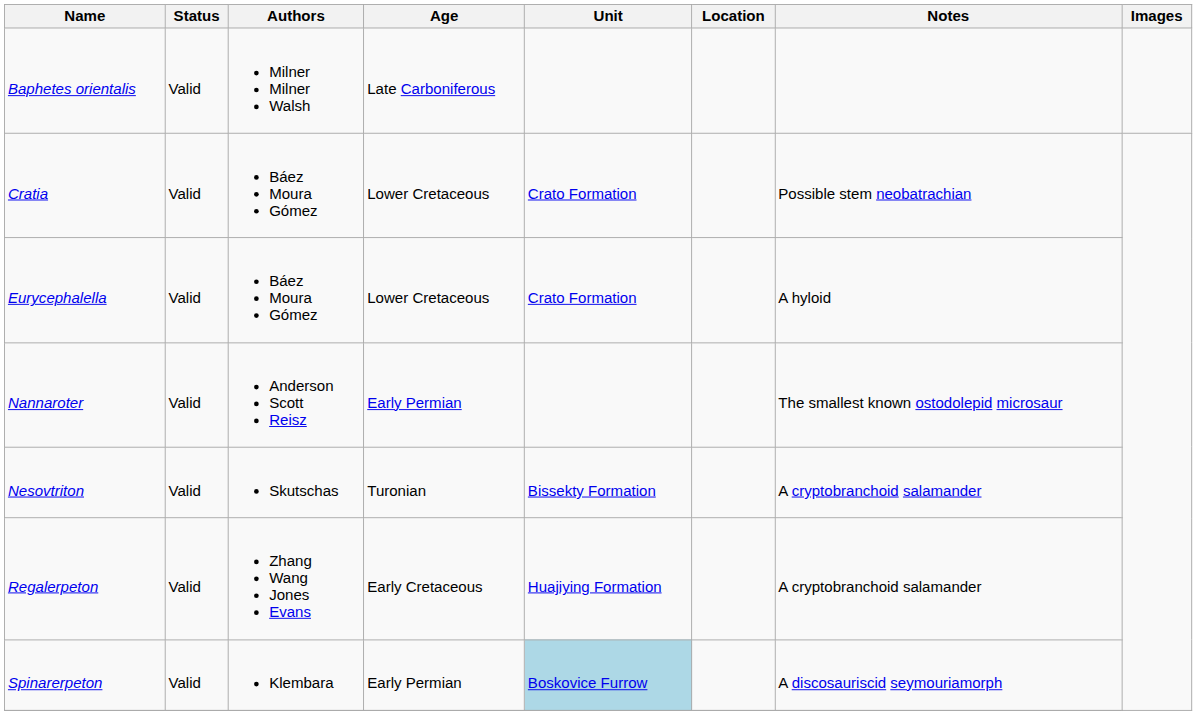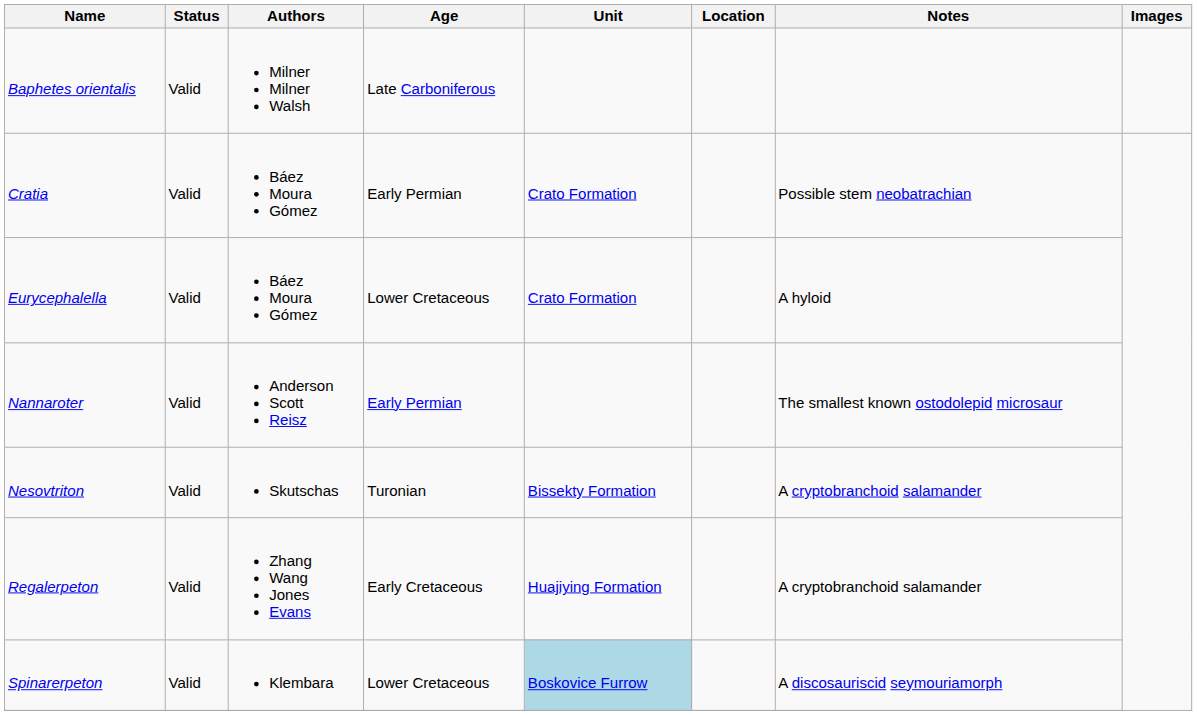(428, 193) Lower Cretaceous -> (414, 193) Early Permian
(414, 683) Early Permian -> (428, 683) Lower Cretaceous
